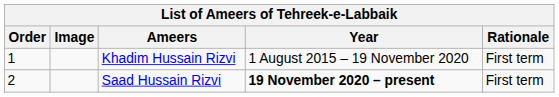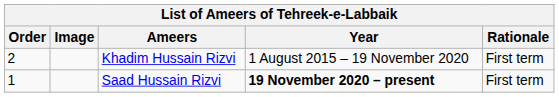(11, 59) 1 -> (11, 59) 2
(11, 80) 2 -> (11, 80) 1
